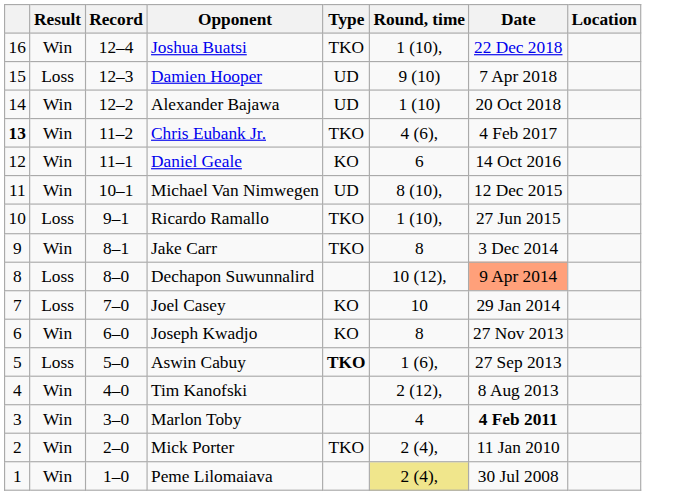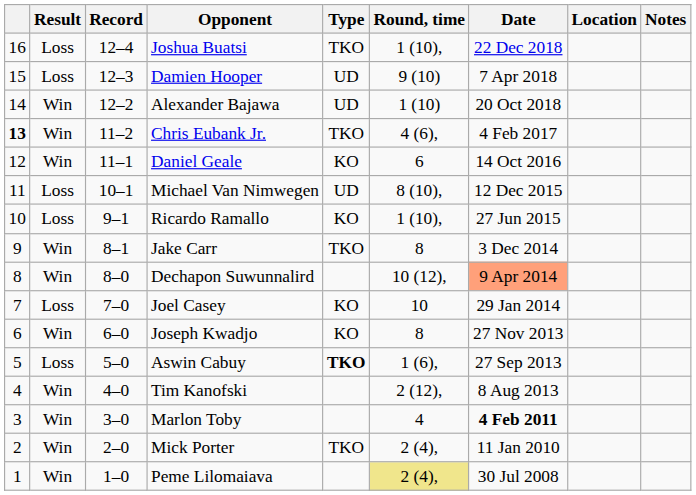+ column: (666, 18)
(58, 47) Win -> (58, 47) Loss
(58, 190) Win -> (58, 190) Loss
(346, 218) TKO -> (346, 218) KO
(58, 276) Loss -> (58, 276) Win
